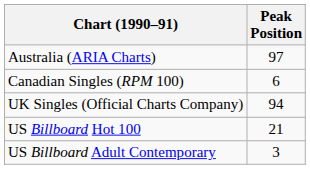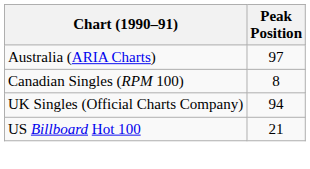(276, 81) 6 -> (276, 81) 8
- row: (112, 152)
